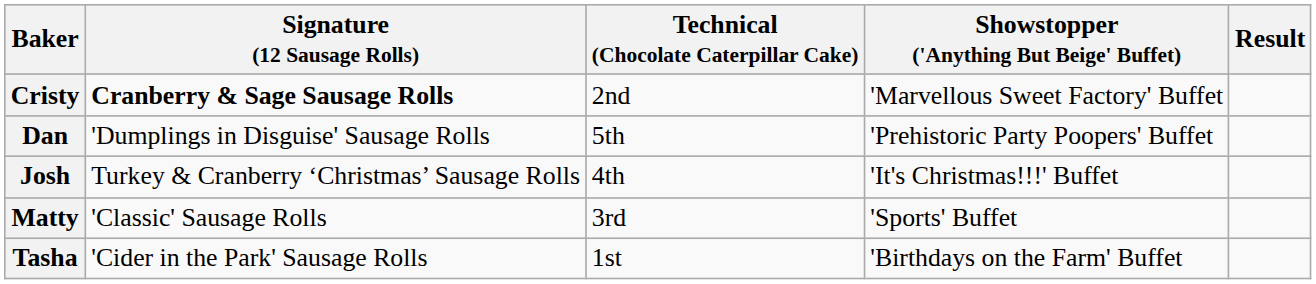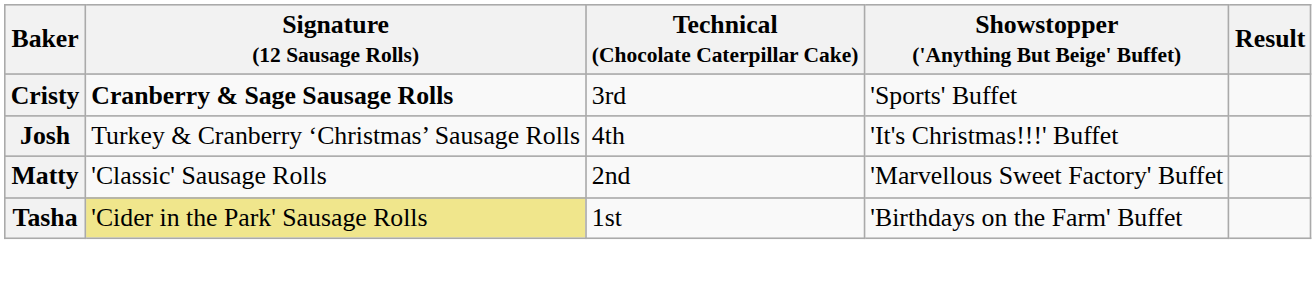(611, 94) 2nd -> (609, 94) 3rd
(1047, 94) 'Marvellous Sweet Factory' Buffet -> (944, 94) 'Sports' Buffet
- row: (45, 135)
(609, 217) 3rd -> (611, 176) 2nd
(944, 217) 'Sports' Buffet -> (1047, 176) 'Marvellous Sweet Factory' Buffet
(259, 258) no background -> (259, 217) khaki background
